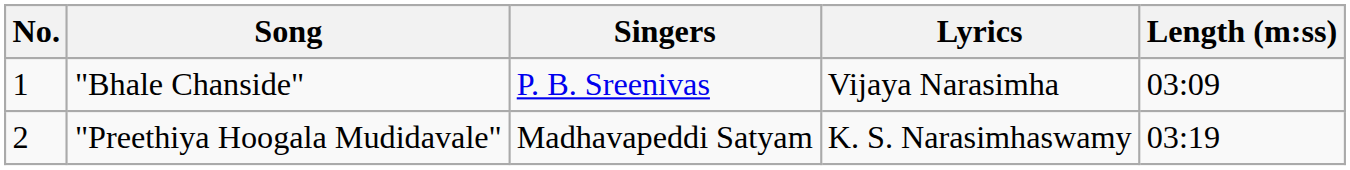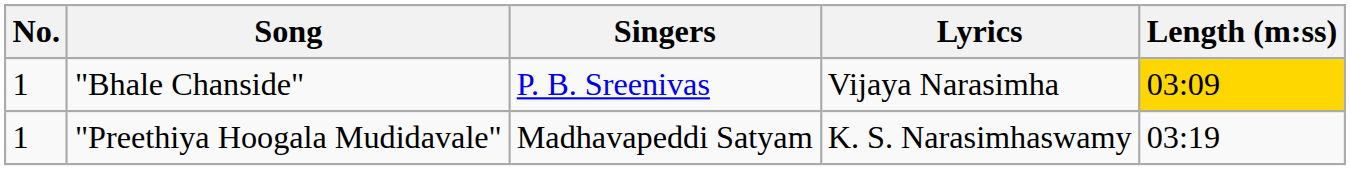(1183, 84) no background -> (1183, 84) gold background
(21, 137) 2 -> (21, 137) 1
